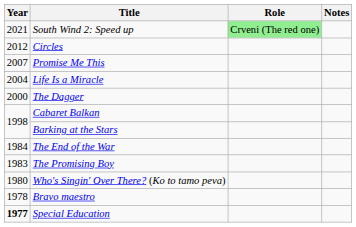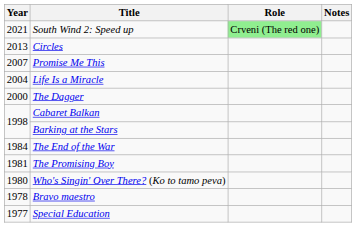(17, 46) 2012 -> (17, 46) 2013
(17, 163) 1983 -> (17, 163) 1981
(17, 213) bold -> (17, 213) normal
